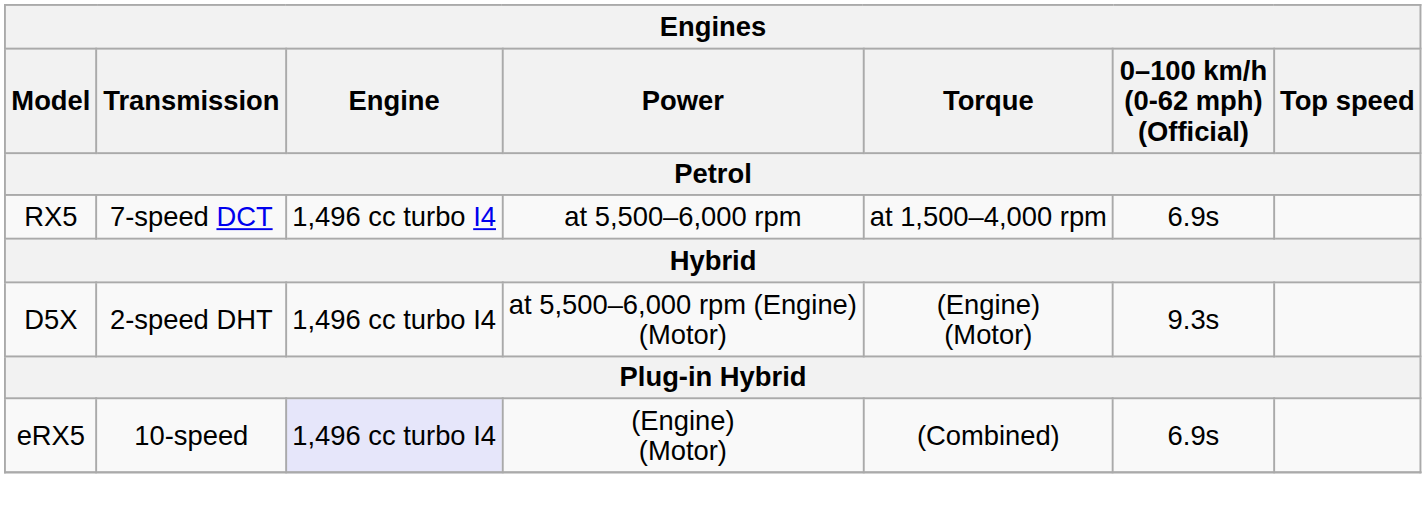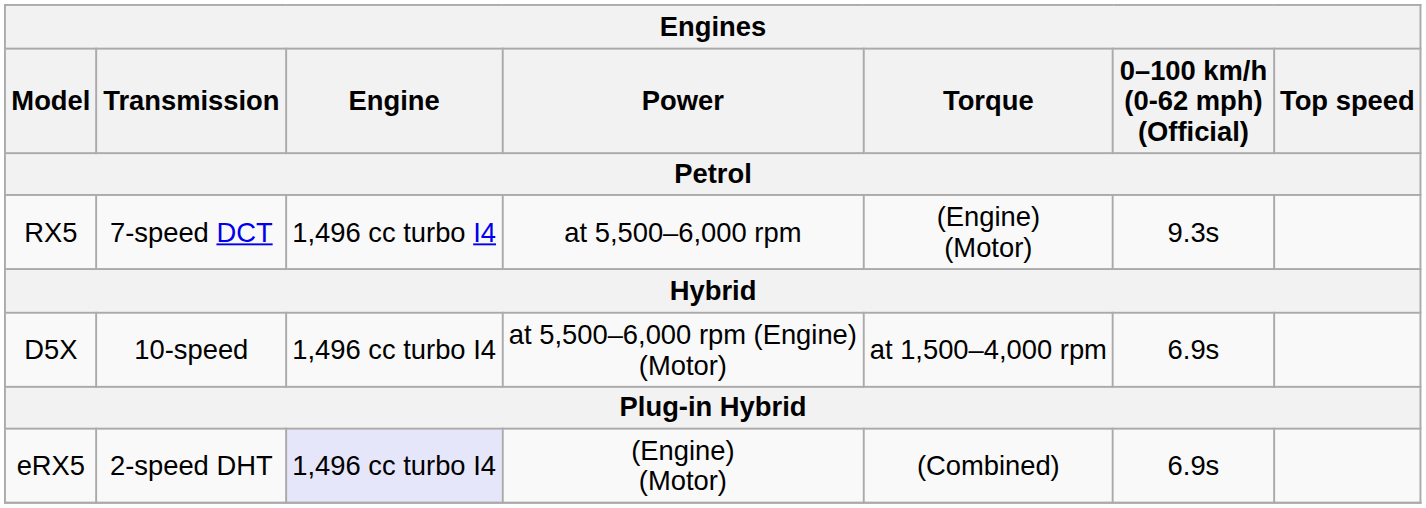(988, 217) at 1,500–4,000 rpm -> (988, 233) (Engine) (Motor)
(1193, 217) 6.9s -> (1193, 233) 9.3s
(191, 319) 2-speed DHT -> (191, 349) 10-speed
(988, 319) (Engine) (Motor) -> (988, 349) at 1,500–4,000 rpm
(1193, 319) 9.3s -> (1193, 349) 6.9s
(191, 436) 10-speed -> (191, 466) 2-speed DHT
